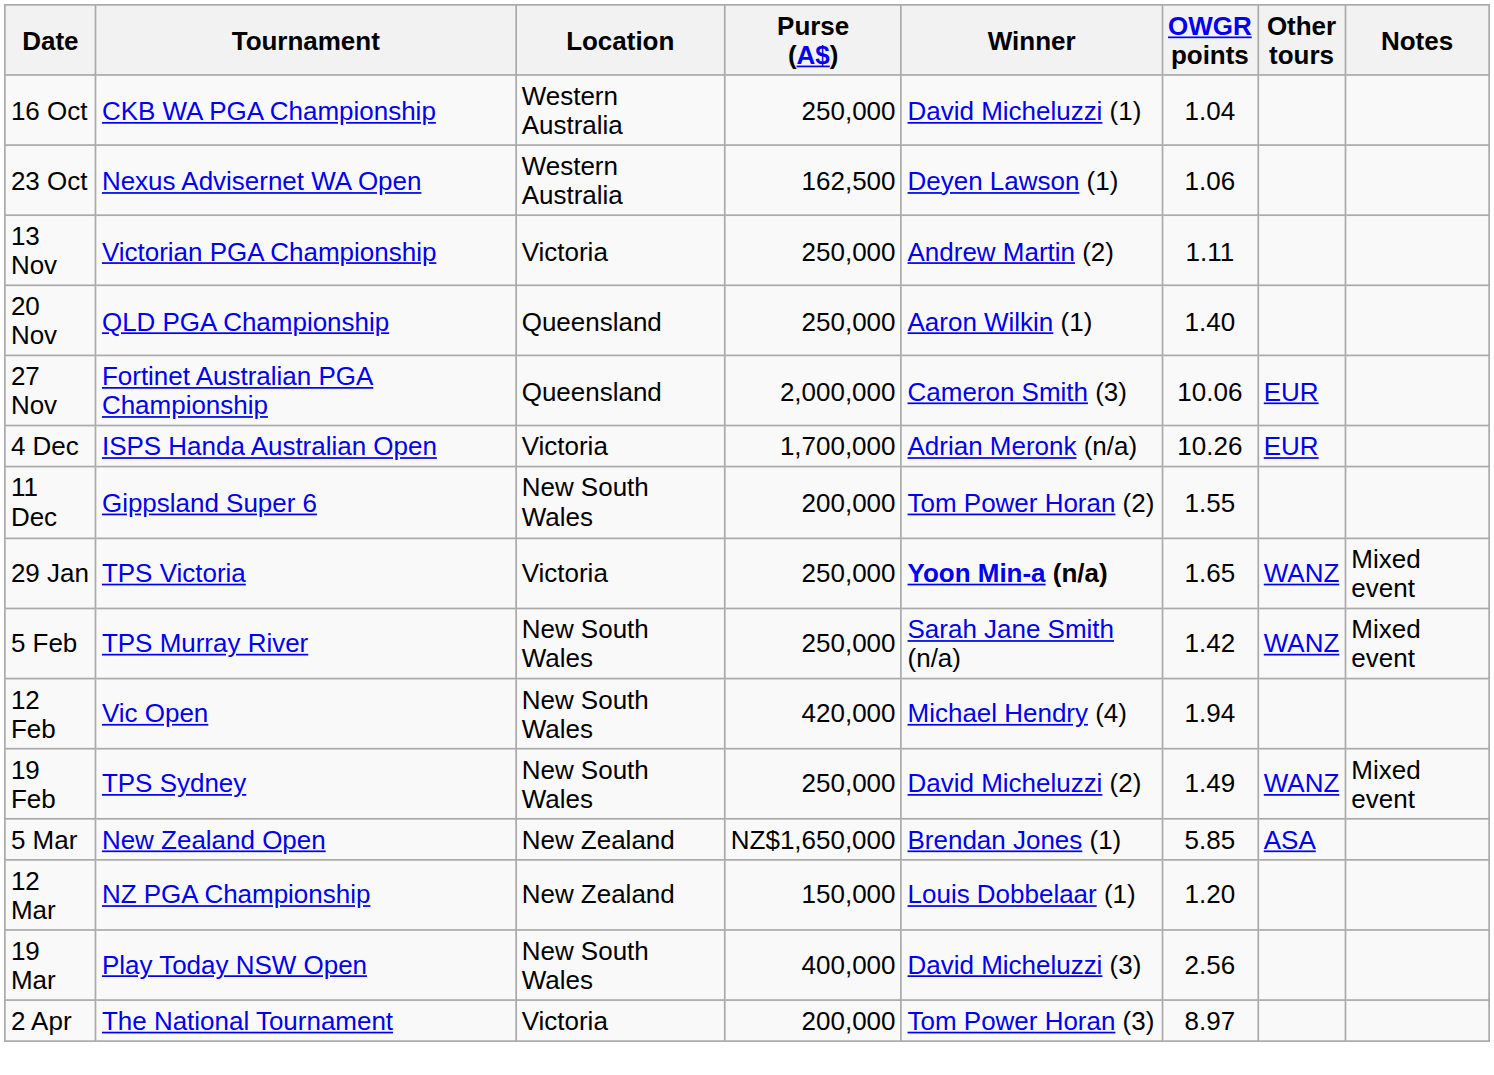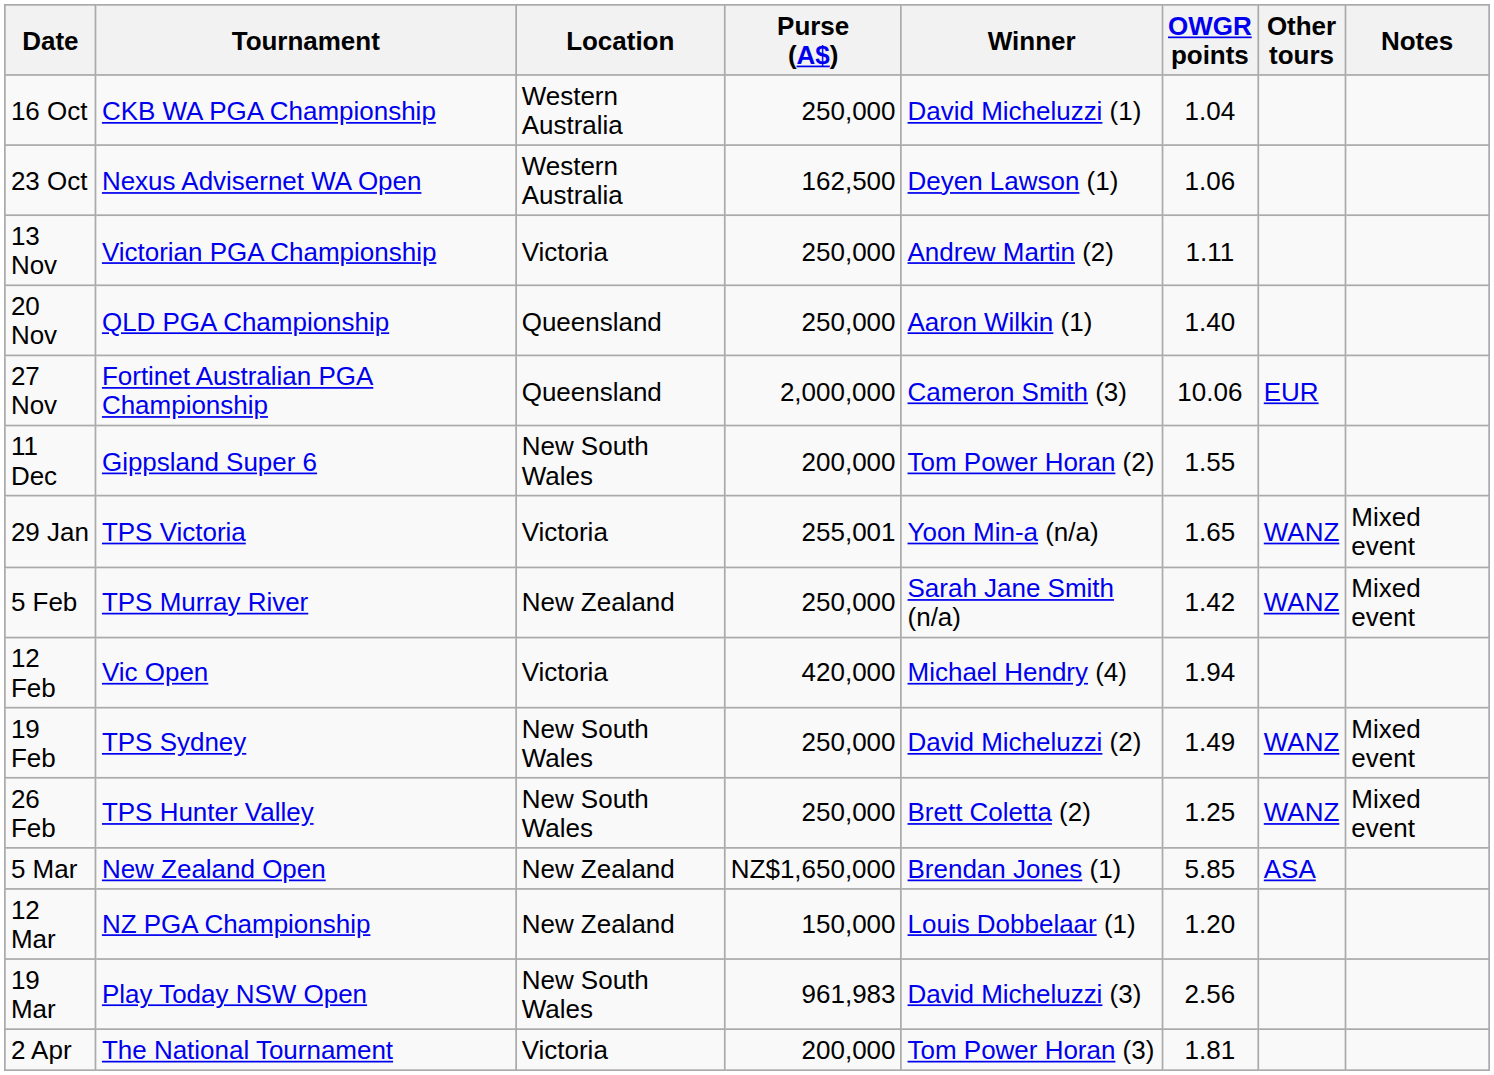- row: (45, 447)
(849, 573) 250,000 -> (849, 532) 255,001
(1008, 573) bold -> (1003, 532) normal
(585, 643) New South Wales -> (598, 602) New Zealand
(585, 713) New South Wales -> (565, 672) Victoria
+ row: (33, 813)
(849, 965) 400,000 -> (849, 994) 961,983
(1210, 1021) 8.97 -> (1210, 1050) 1.81
